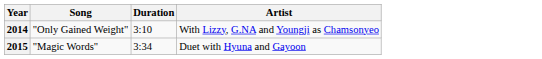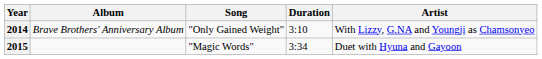+ column: (108, 12)
